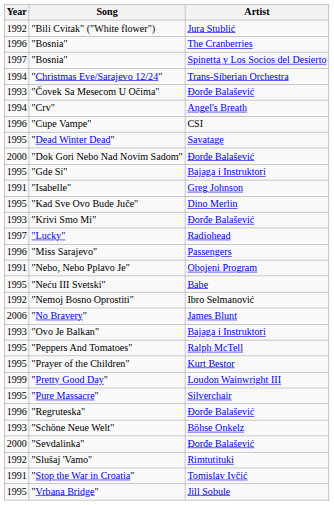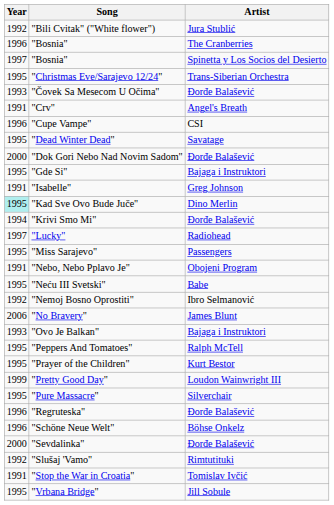(17, 76) 1994 -> (17, 76) 1995
(17, 108) 1994 -> (17, 108) 1991
(17, 204) no background -> (17, 204) paleturquoise background
(17, 220) 1993 -> (17, 220) 1994
(17, 252) 1996 -> (17, 252) 1995
(17, 428) 1993 -> (17, 428) 1996
